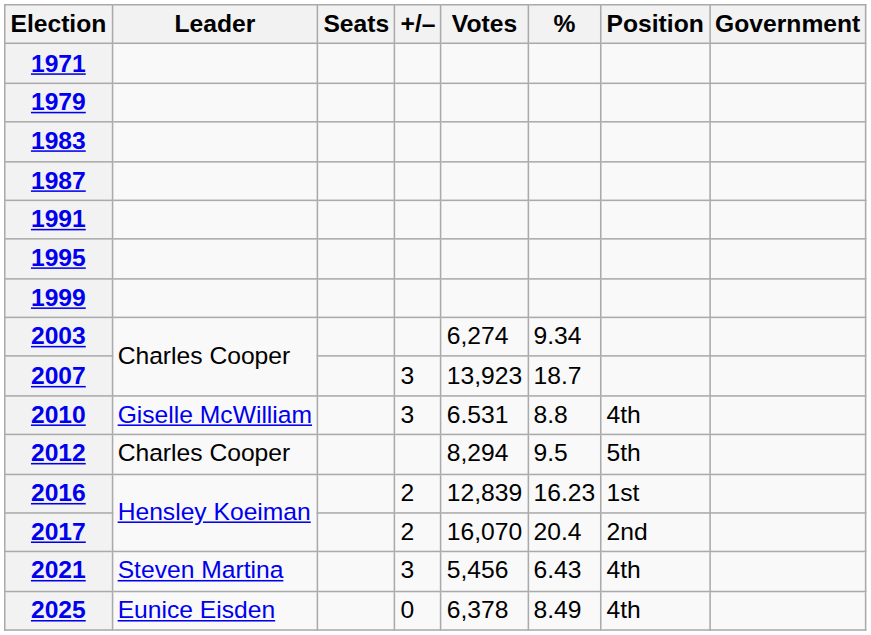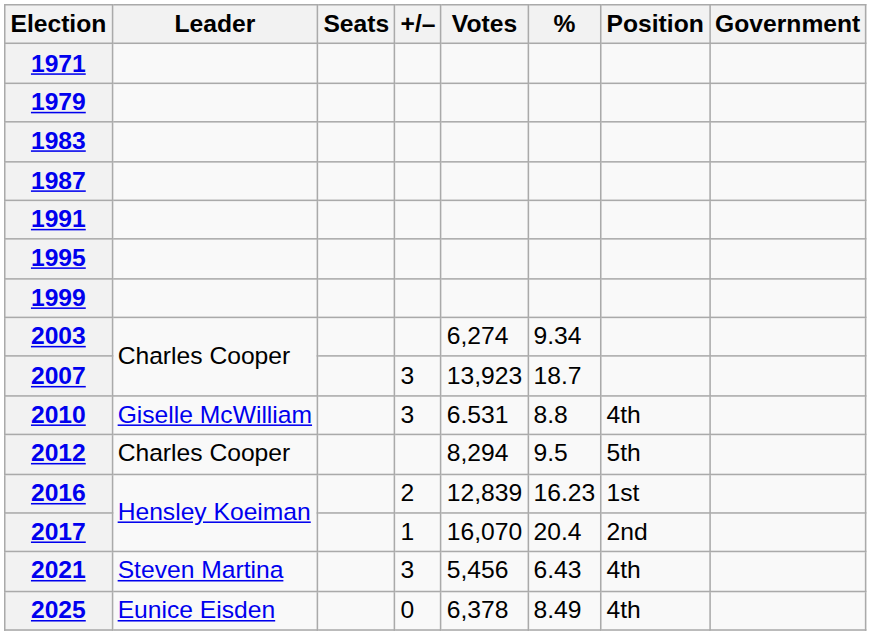(407, 532) 2 -> (407, 532) 1
